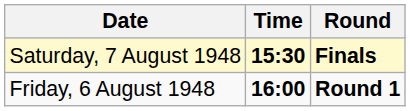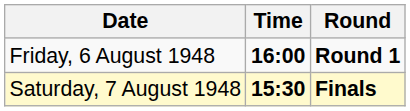rows swapped: (112, 88) <-> (125, 55)
